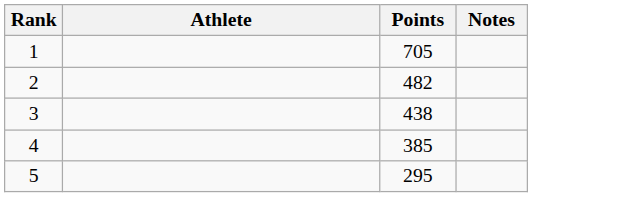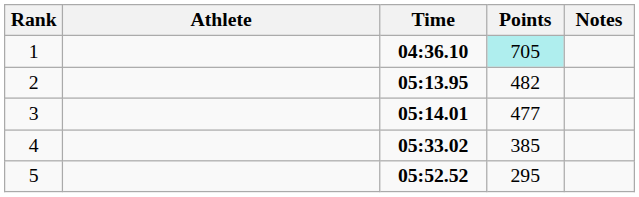+ column: (433, 20)
(418, 51) no background -> (525, 51) paleturquoise background
(418, 113) 438 -> (525, 113) 477
